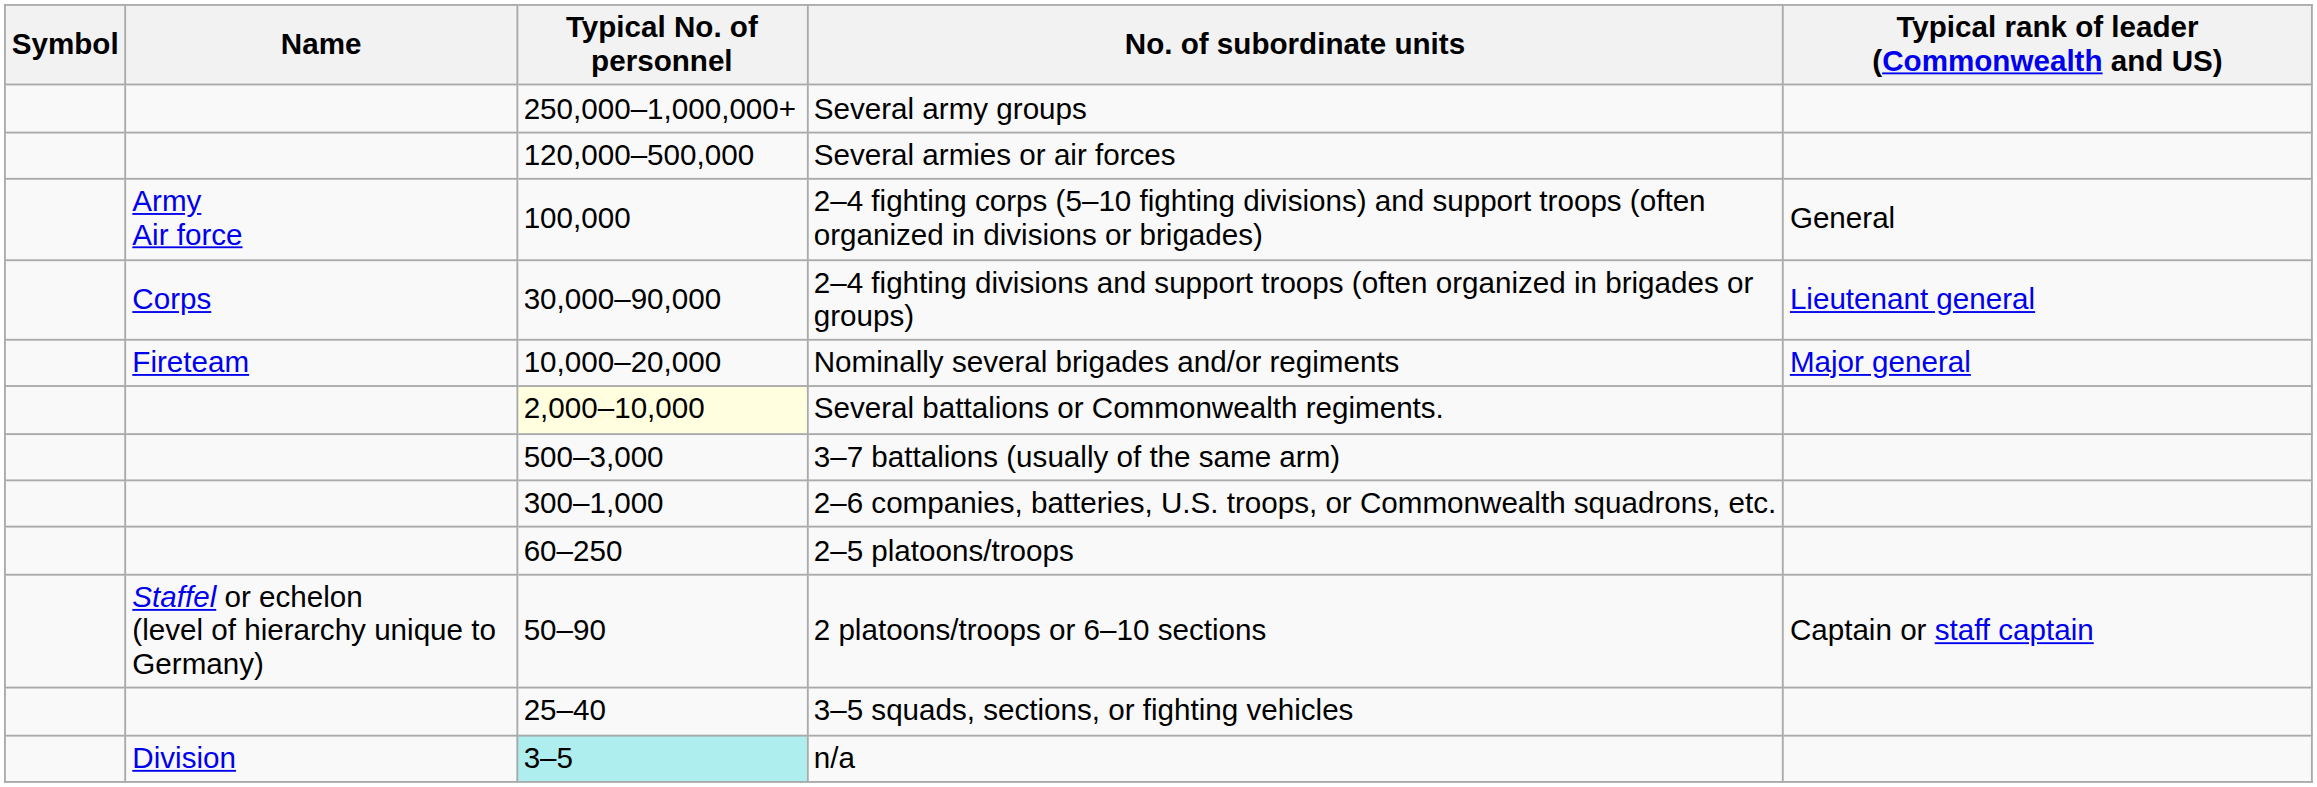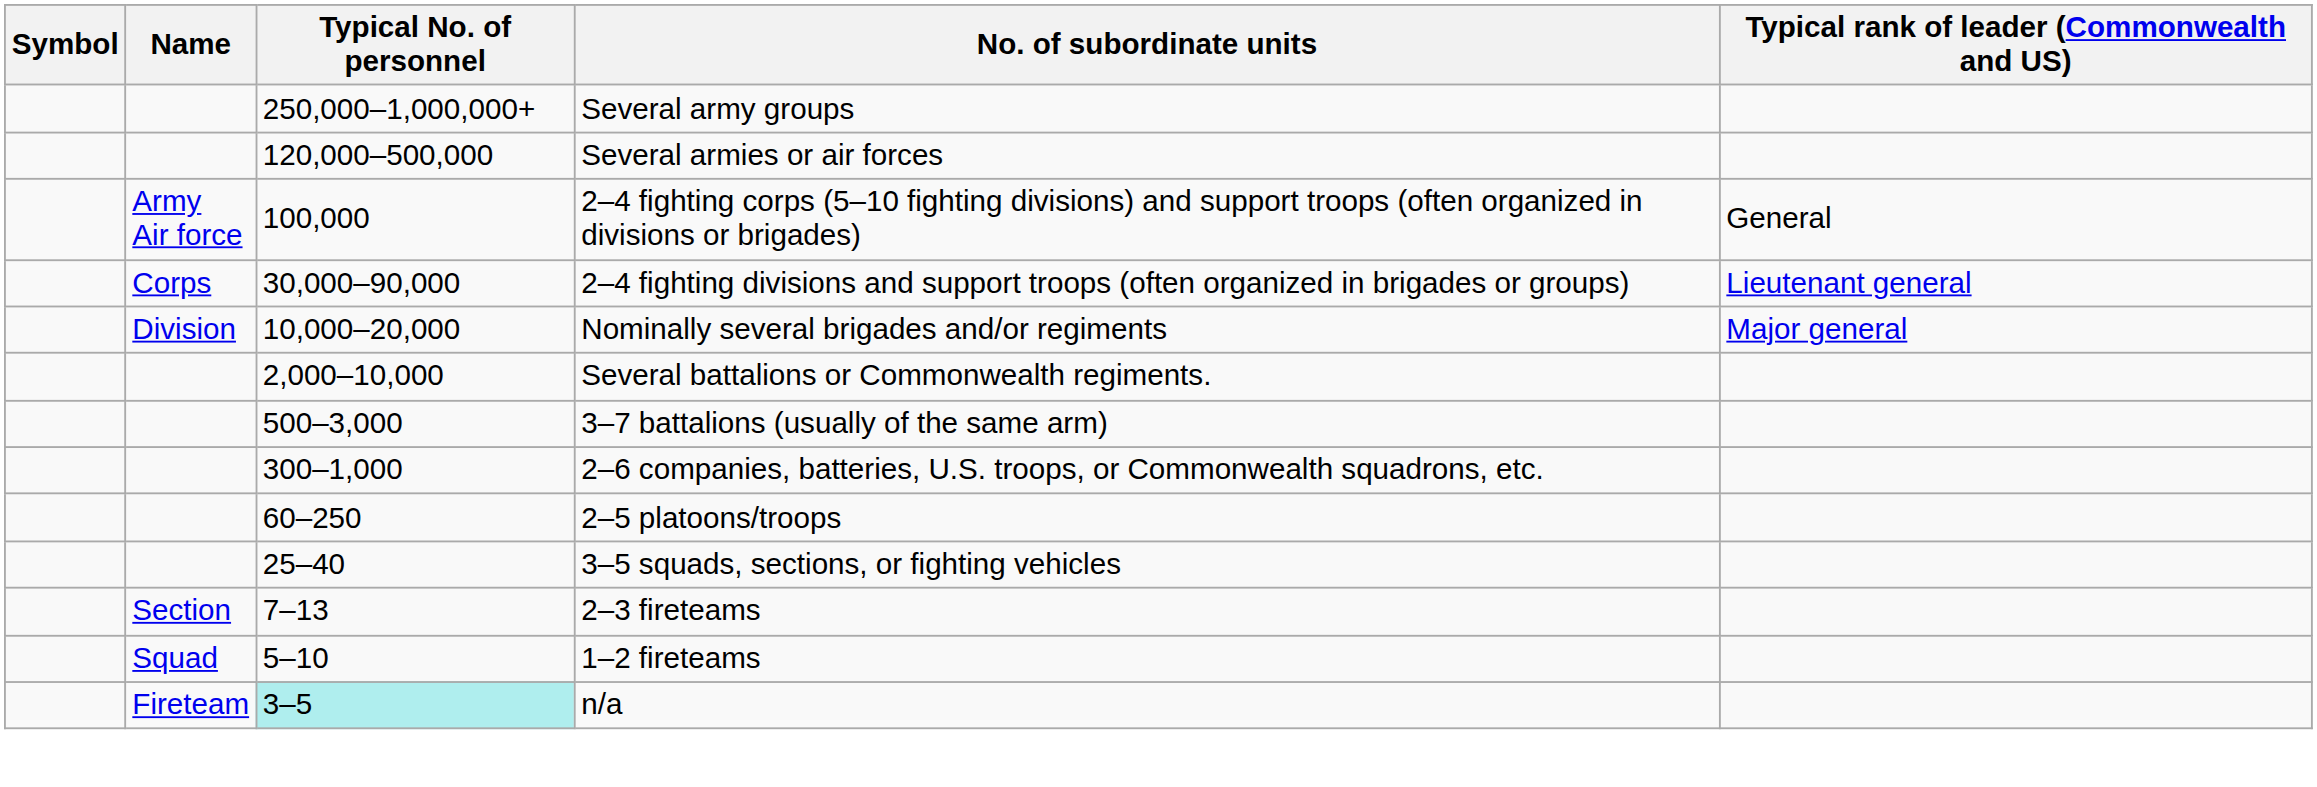(191, 362) Fireteam -> (184, 329) Division
(614, 409) lightyellow background -> (353, 376) no background
- row: (1040, 630)
+ row: (671, 610)
+ row: (671, 657)
(184, 757) Division -> (191, 704) Fireteam
